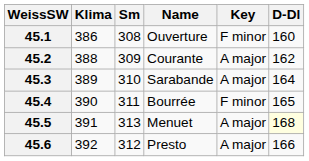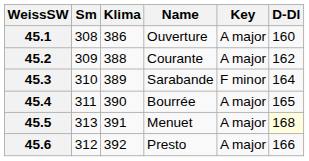columns swapped: (129, 15) <-> (93, 15)
(243, 36) F minor -> (243, 36) A major
(243, 79) A major -> (243, 79) F minor
(243, 101) F minor -> (243, 101) A major
